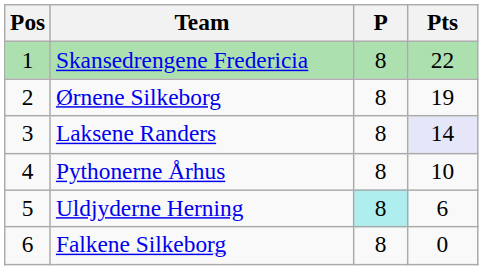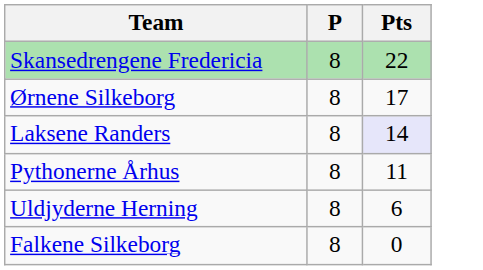- column: (28, 23)
(442, 97) 19 -> (397, 97) 17
(442, 171) 10 -> (397, 171) 11
(381, 208) paleturquoise background -> (335, 208) no background
